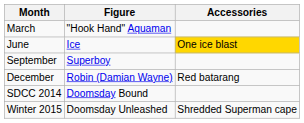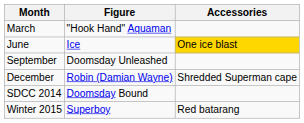(89, 61) Superboy -> (117, 61) Doomsday Unleashed
(208, 77) Red batarang -> (237, 77) Shredded Superman cape
(117, 110) Doomsday Unleashed -> (89, 110) Superboy
(237, 110) Shredded Superman cape -> (208, 110) Red batarang
